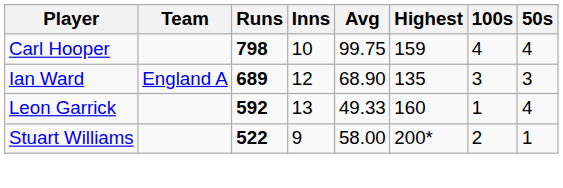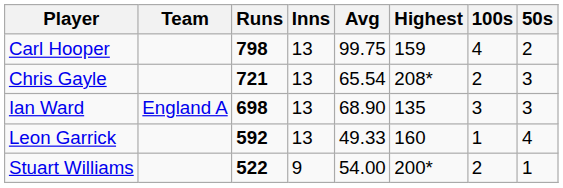(302, 49) 10 -> (302, 49) 13
(527, 49) 4 -> (527, 49) 2
+ row: (58, 78)
(252, 78) 689 -> (252, 108) 698
(302, 78) 12 -> (302, 108) 13
(362, 138) 58.00 -> (362, 167) 54.00
